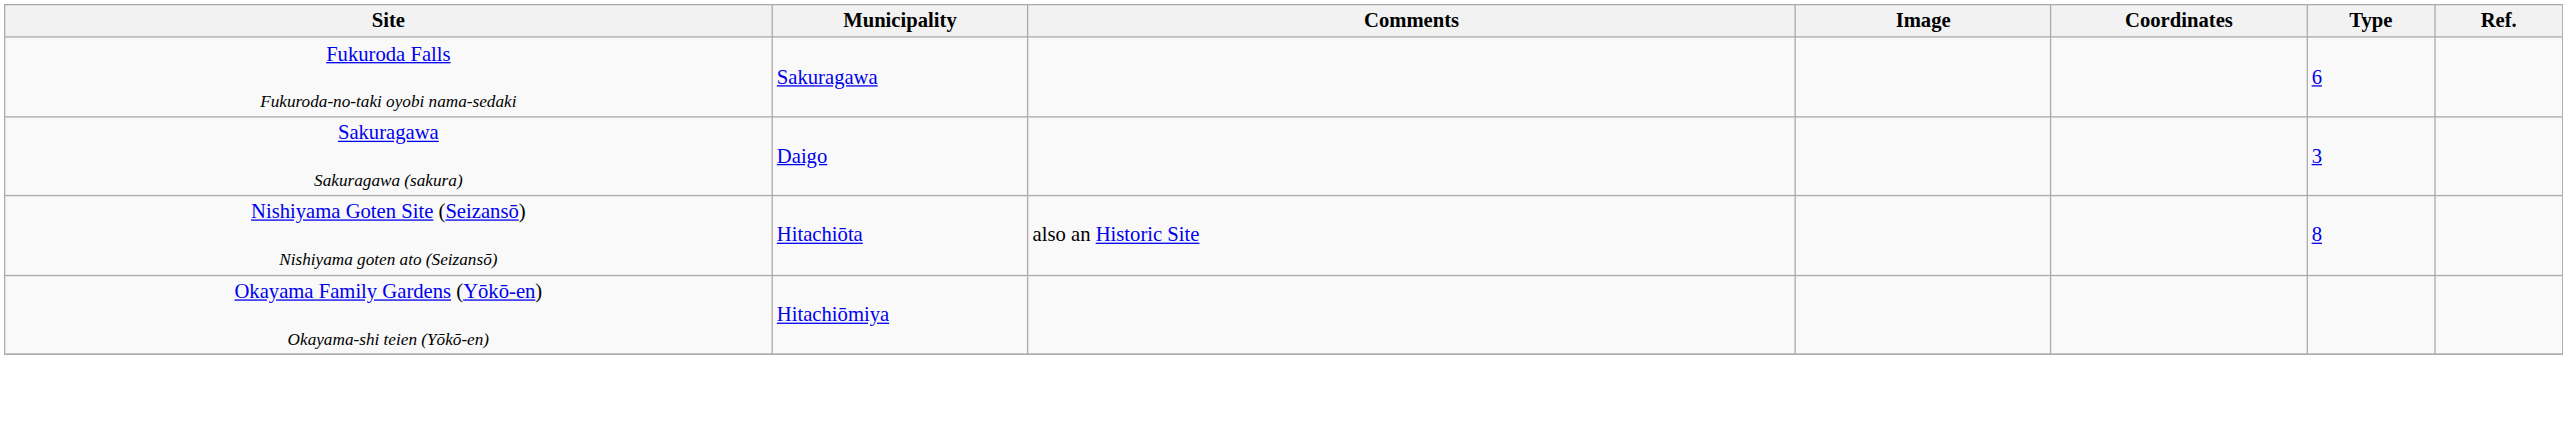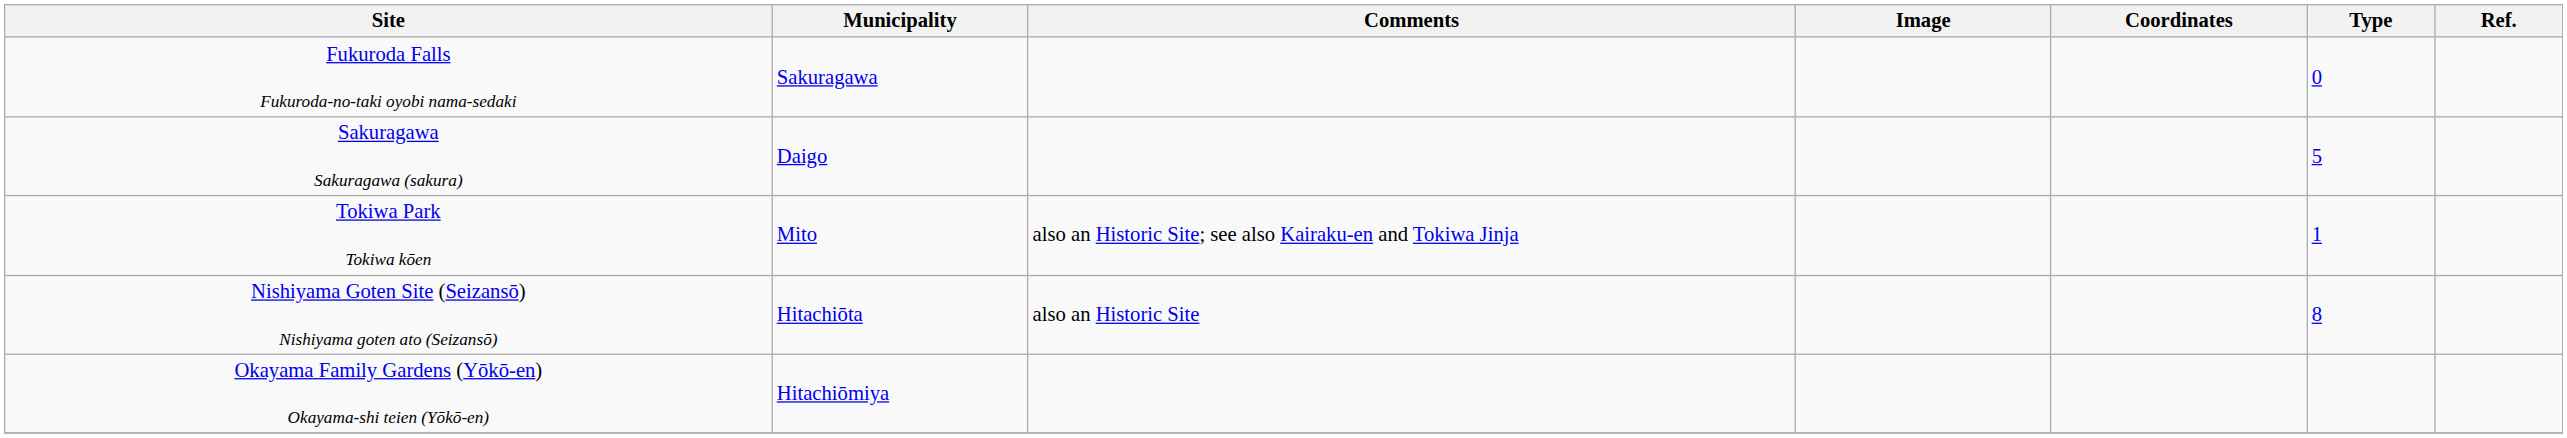(2317, 76) 6 -> (2317, 76) 0
(2317, 155) 3 -> (2317, 155) 5
+ row: (388, 235)
